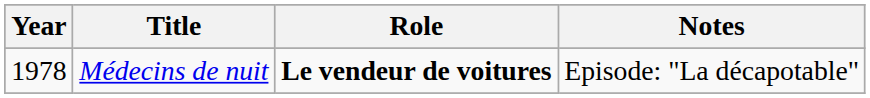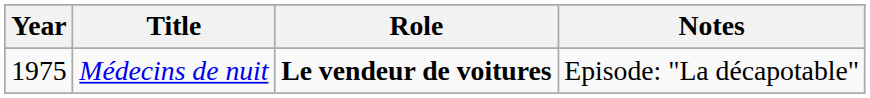(39, 70) 1978 -> (39, 70) 1975
